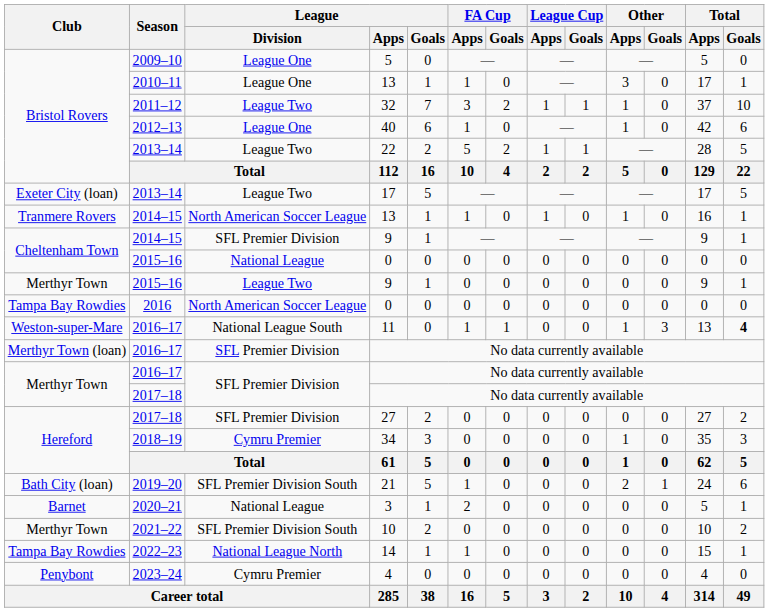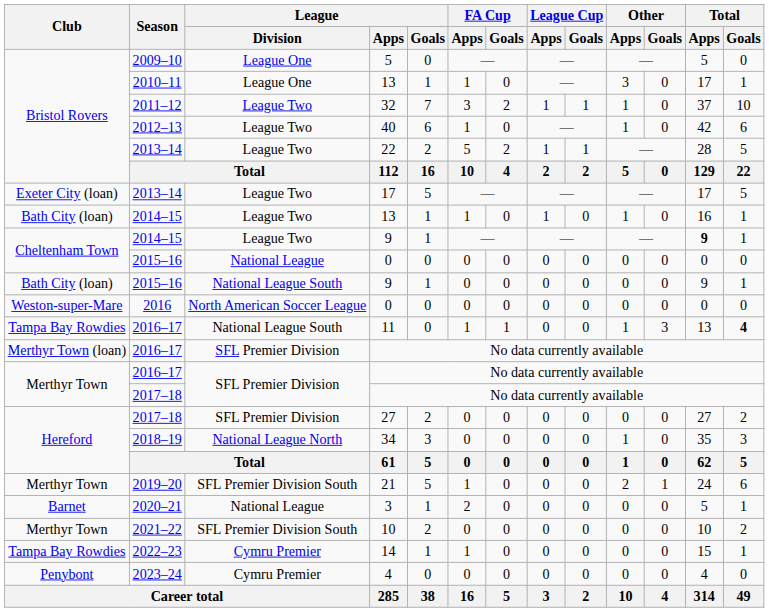(277, 127) League One -> (277, 127) League Two
(67, 216) Tranmere Rovers -> (67, 216) Bath City (loan)
(277, 216) North American Soccer League -> (277, 216) League Two
(277, 238) SFL Premier Division -> (277, 238) League Two
(704, 238) normal -> (704, 238) bold
(67, 283) Merthyr Town -> (67, 283) Bath City (loan)
(277, 283) League Two -> (277, 283) National League South
(67, 305) Tampa Bay Rowdies -> (67, 305) Weston-super-Mare
(67, 328) Weston-super-Mare -> (67, 328) Tampa Bay Rowdies
(277, 439) Cymru Premier -> (277, 439) National League North
(67, 484) Bath City (loan) -> (67, 484) Merthyr Town
(277, 551) National League North -> (277, 551) Cymru Premier
